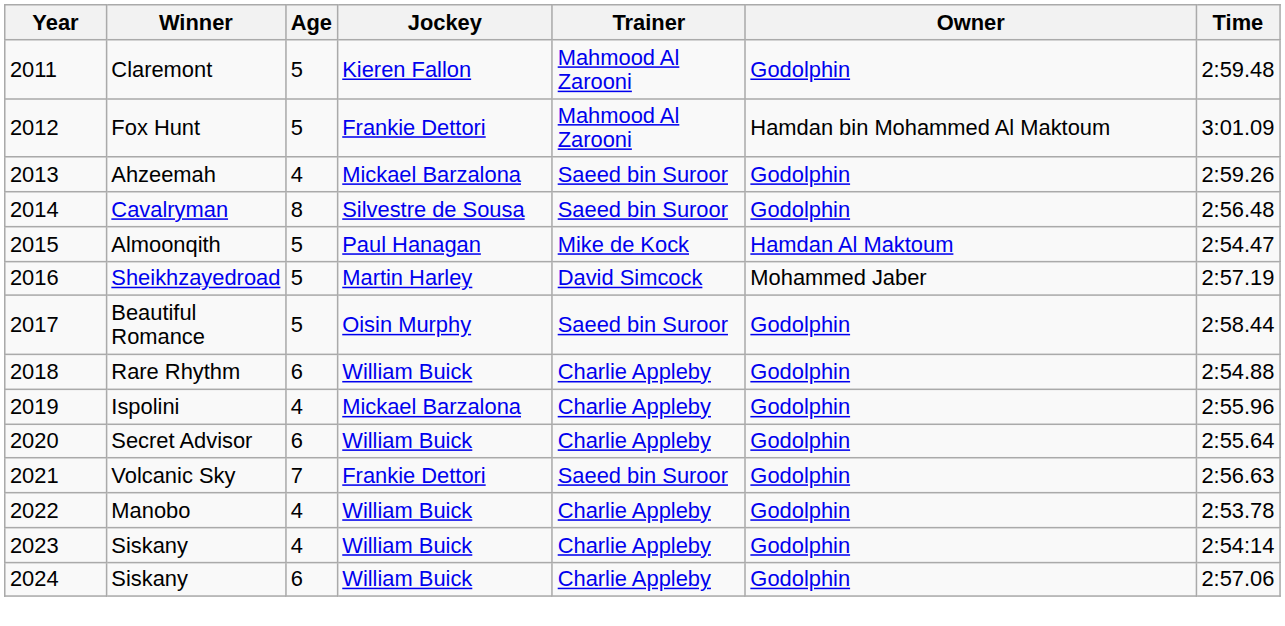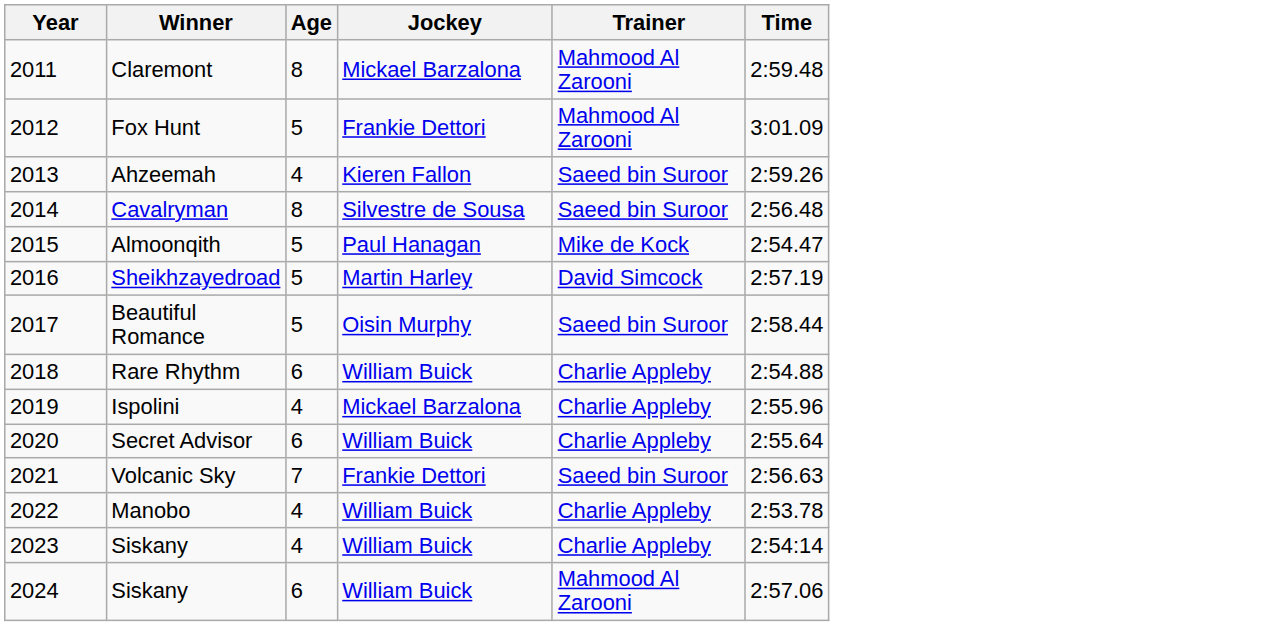- column: (971, 22)
(297, 69) 5 -> (297, 69) 8
(407, 69) Kieren Fallon -> (432, 69) Mickael Barzalona
(432, 175) Mickael Barzalona -> (407, 175) Kieren Fallon
(634, 580) Charlie Appleby -> (619, 592) Mahmood Al Zarooni
